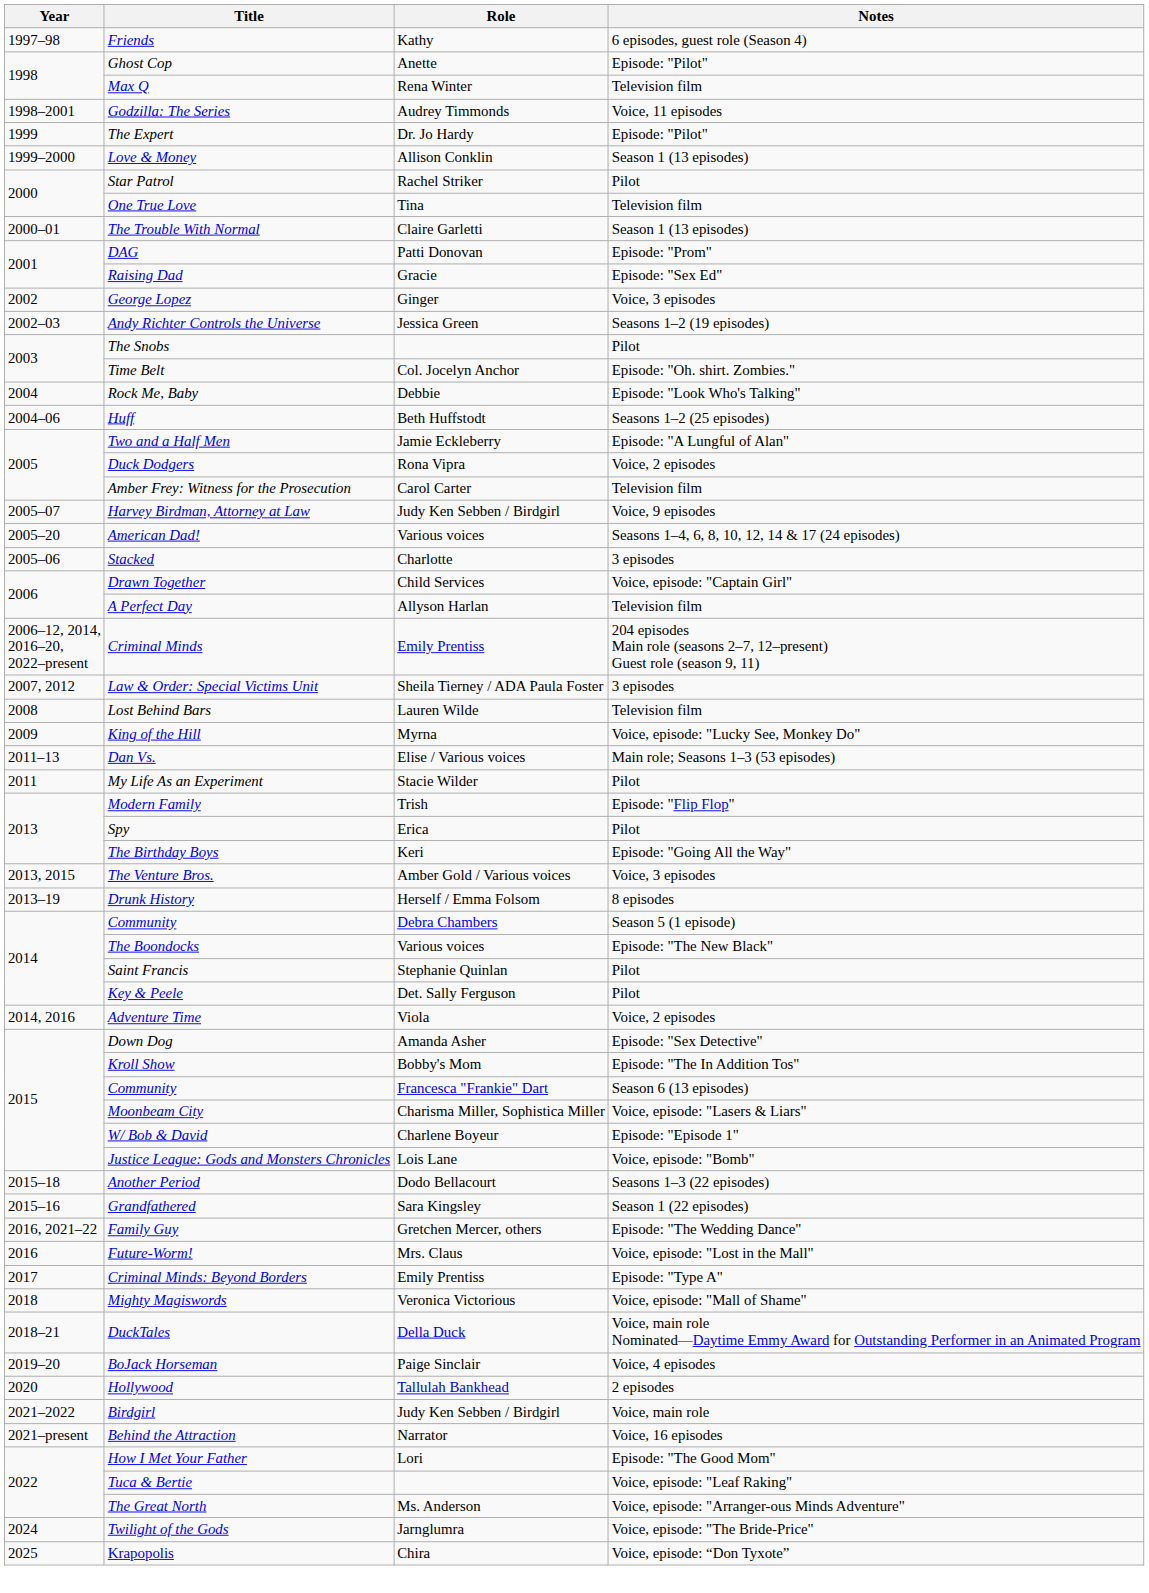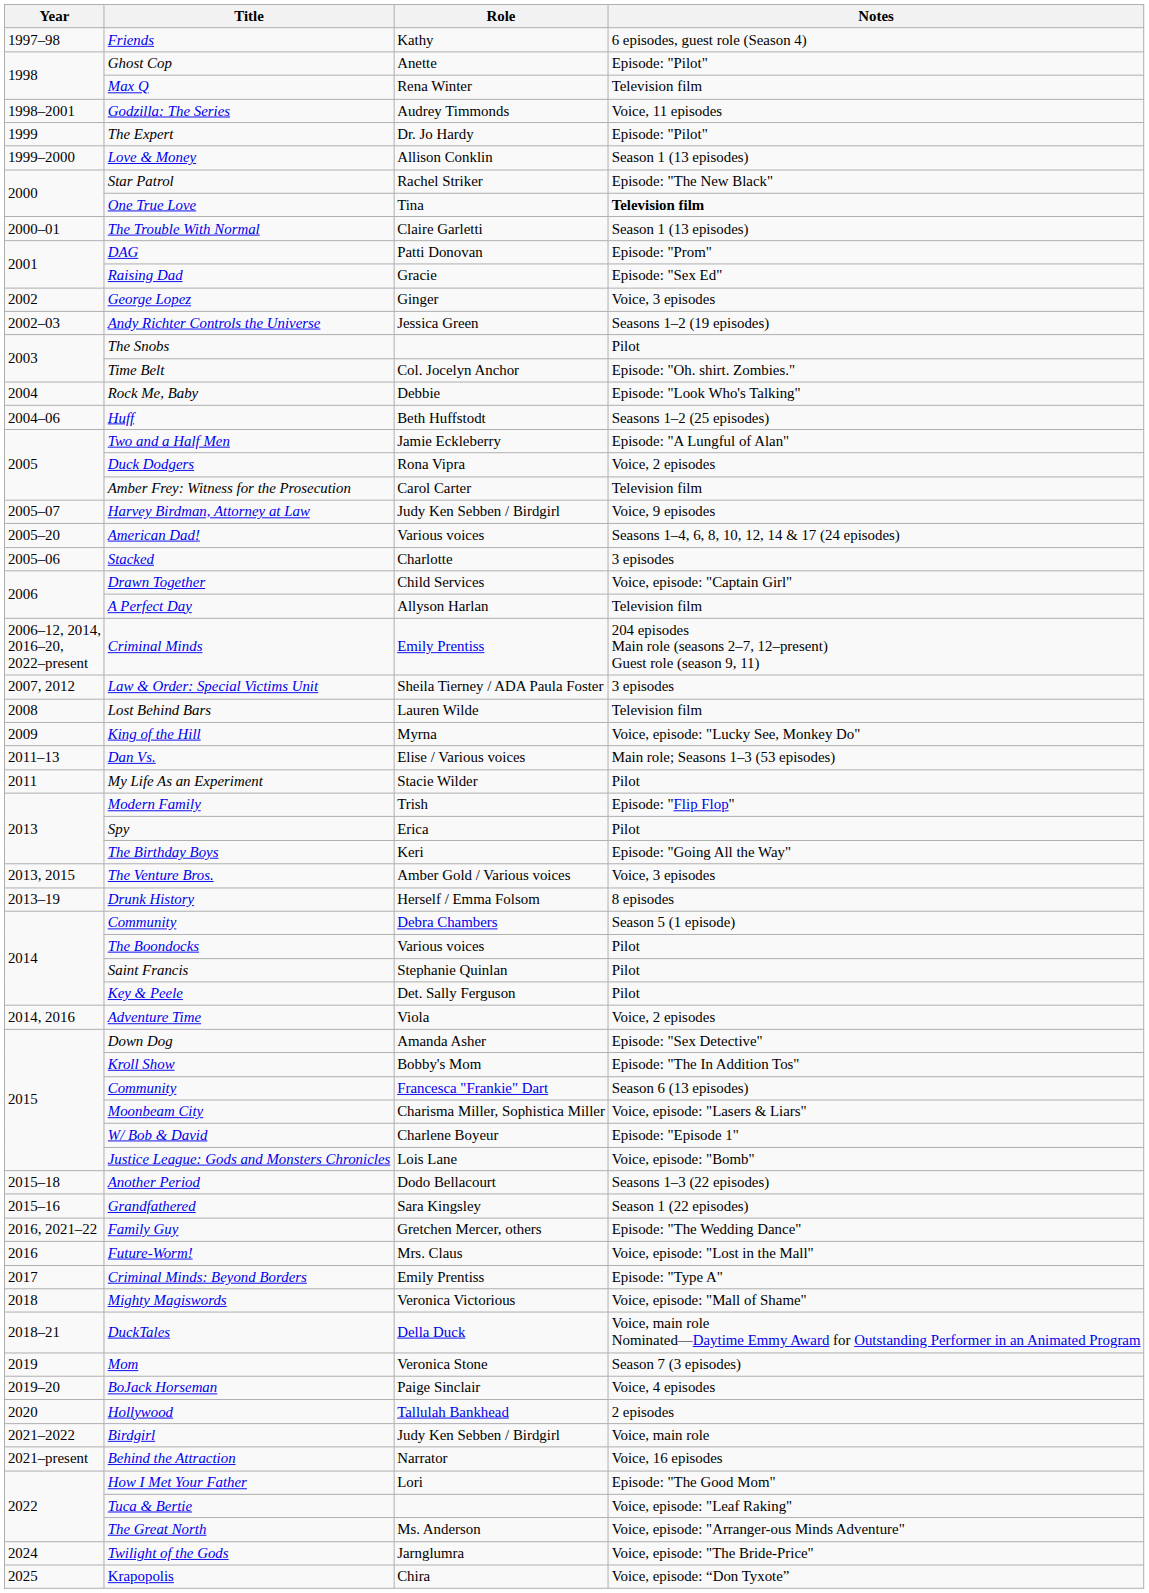(626, 181) Pilot -> (692, 181) Episode: "The New Black"
(657, 205) normal -> (658, 205) bold
(692, 946) Episode: "The New Black" -> (626, 946) Pilot
+ row: (123, 1364)
